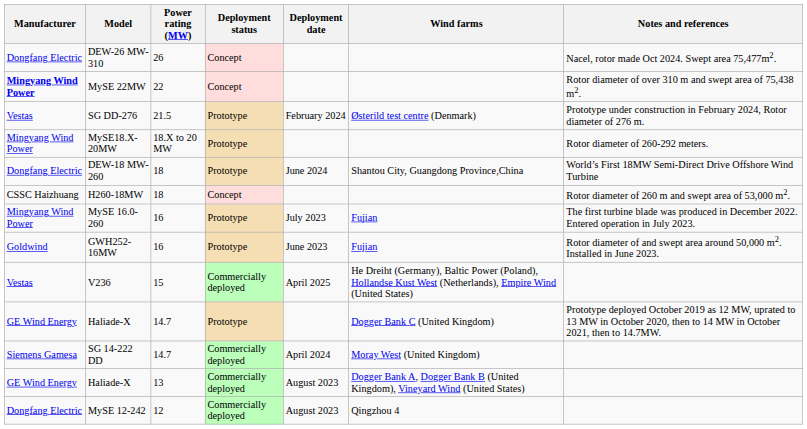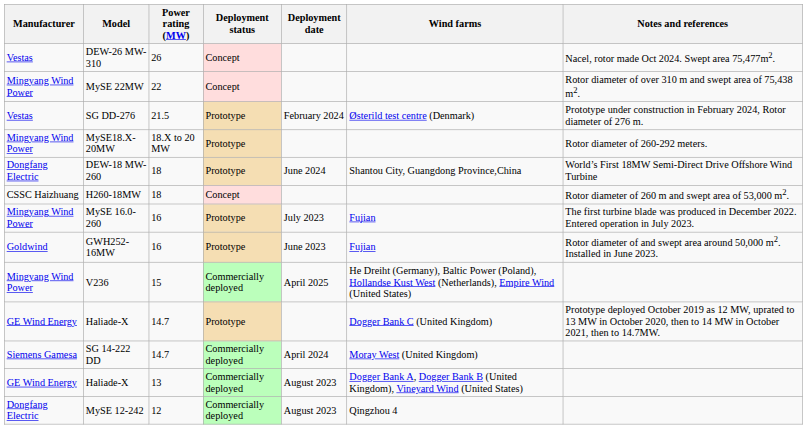(44, 57) Dongfang Electric -> (20, 57) Vestas
(42, 86) bold -> (40, 86) normal
(20, 282) Vestas -> (40, 282) Mingyang Wind Power
